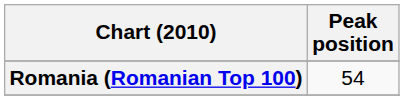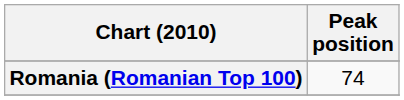(353, 77) 54 -> (353, 77) 74
